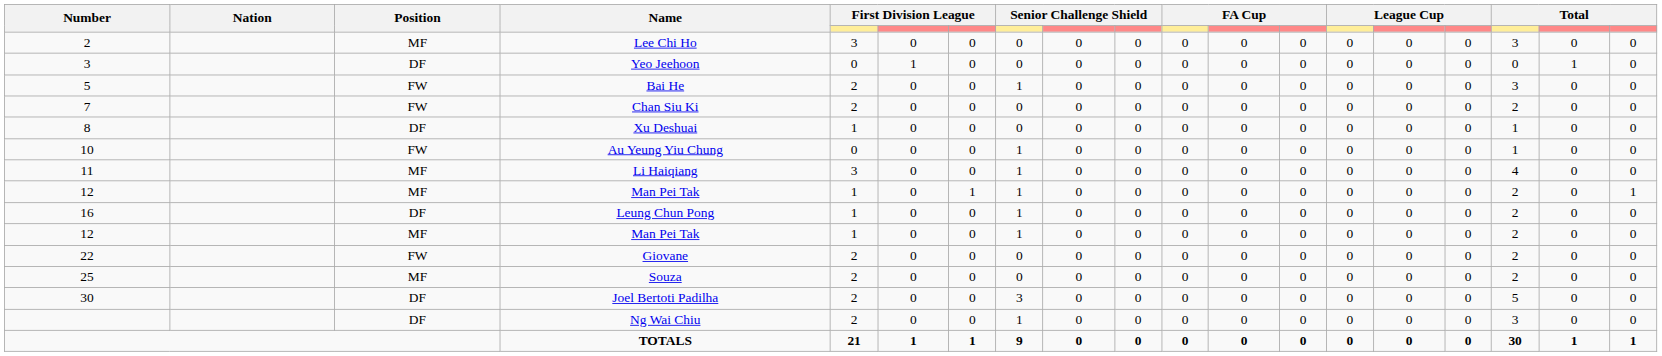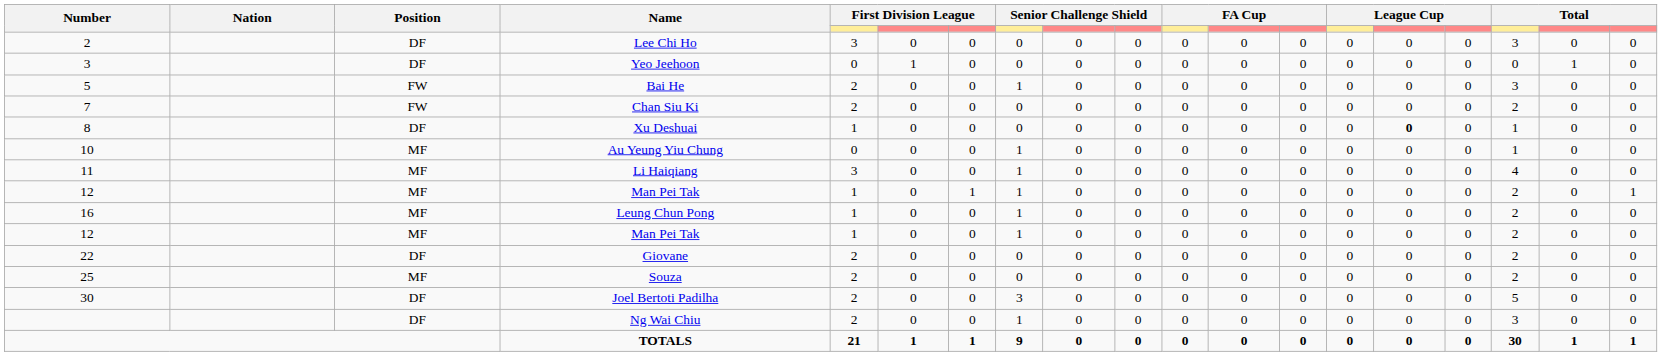(417, 42) MF -> (417, 42) DF
(1409, 127) normal -> (1409, 127) bold
(417, 149) FW -> (417, 149) MF
(417, 213) DF -> (417, 213) MF
(417, 255) FW -> (417, 255) DF
